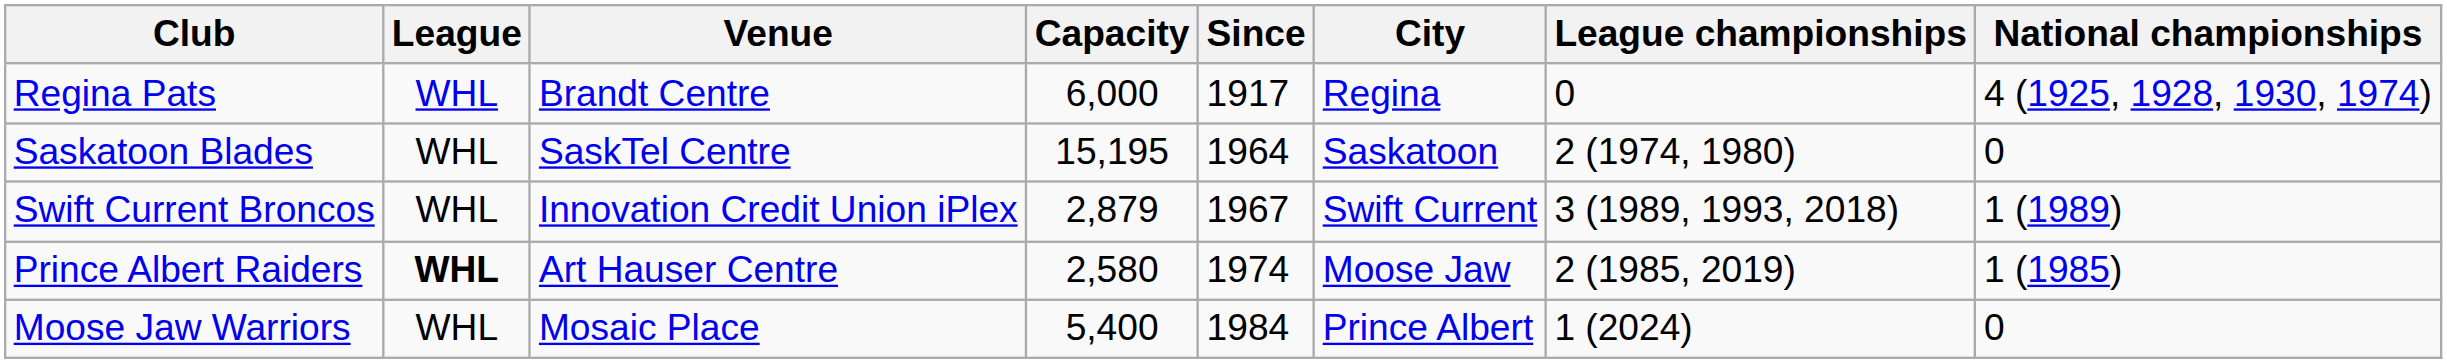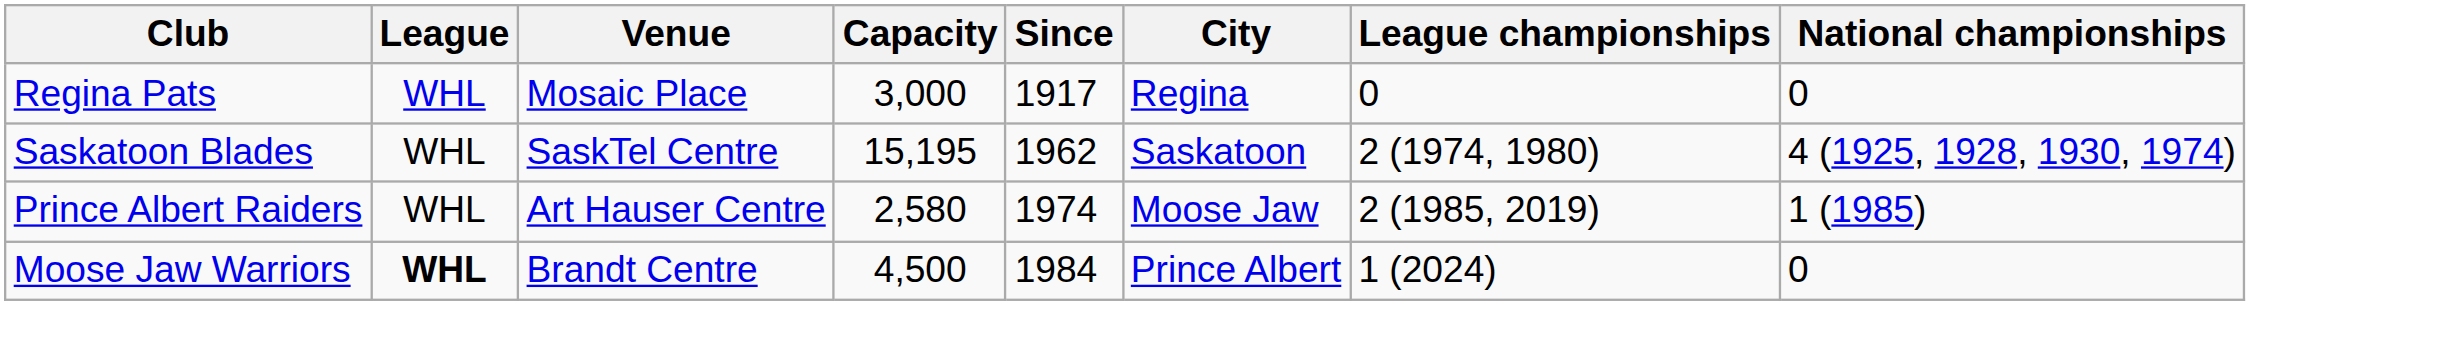(654, 92) Brandt Centre -> (637, 92) Mosaic Place
(1112, 92) 6,000 -> (920, 92) 3,000
(2208, 92) 4 (1925, 1928, 1930, 1974) -> (1798, 92) 0
(1248, 151) 1964 -> (1056, 151) 1962
(1994, 151) 0 -> (2012, 151) 4 (1925, 1928, 1930, 1974)
- row: (194, 210)
(457, 269) bold -> (444, 210) normal
(457, 328) normal -> (444, 269) bold
(649, 328) Mosaic Place -> (642, 269) Brandt Centre
(1112, 328) 5,400 -> (920, 269) 4,500
